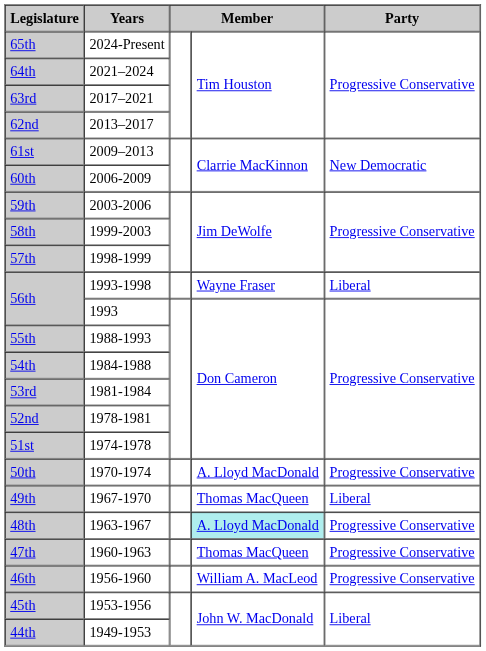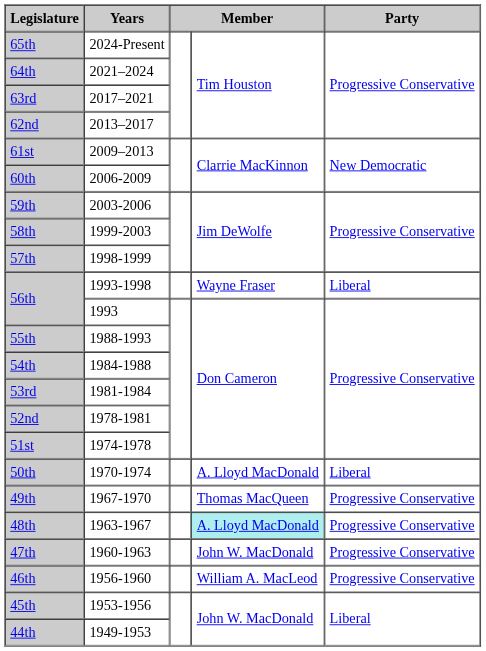(402, 472) Progressive Conservative -> (350, 472) Liberal
(350, 498) Liberal -> (402, 498) Progressive Conservative
(253, 552) Thomas MacQueen -> (255, 552) John W. MacDonald
